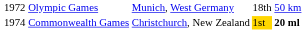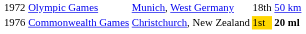(15, 22) 1974 -> (15, 22) 1976
